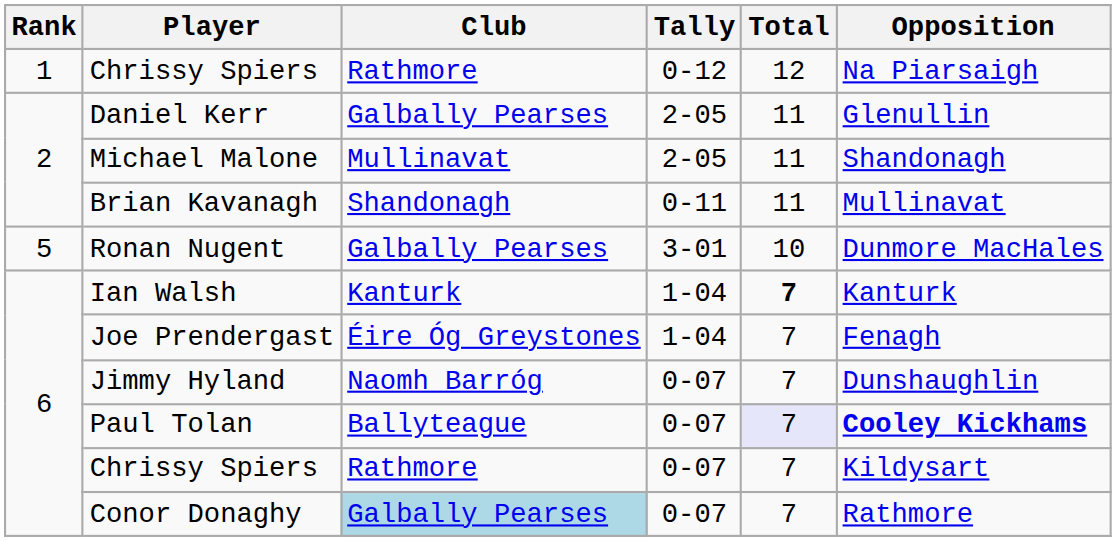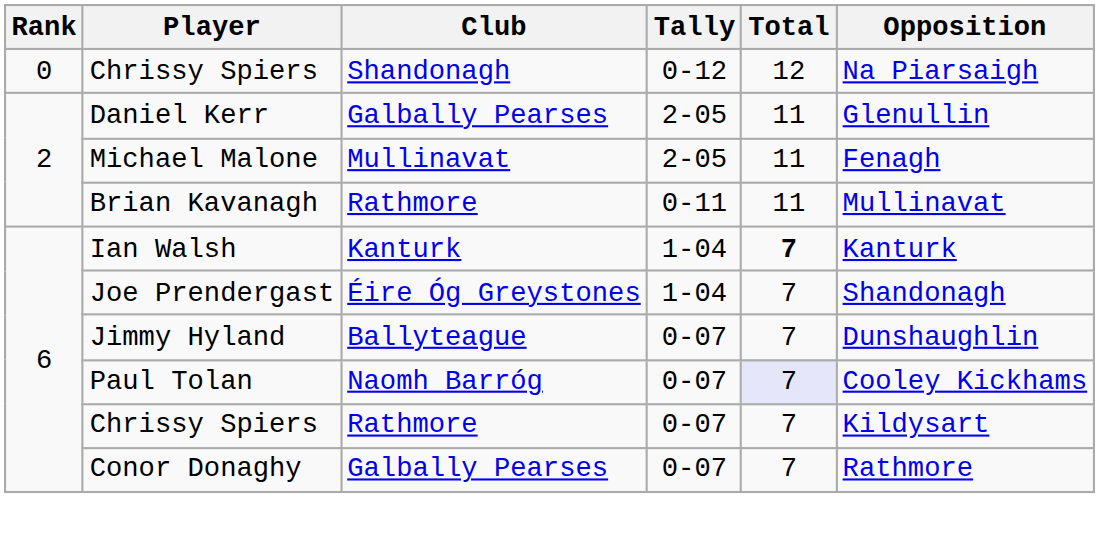(44, 71) 1 -> (44, 71) 0
(412, 71) Rathmore -> (429, 71) Shandonagh
(924, 160) Shandonagh -> (892, 160) Fenagh
(429, 204) Shandonagh -> (412, 204) Rathmore
- row: (188, 249)
(892, 337) Fenagh -> (924, 293) Shandonagh
(445, 381) Naomh Barróg -> (437, 337) Ballyteague
(437, 426) Ballyteague -> (445, 381) Naomh Barróg
(965, 426) bold -> (965, 381) normal
(478, 514) lightblue background -> (478, 470) no background
